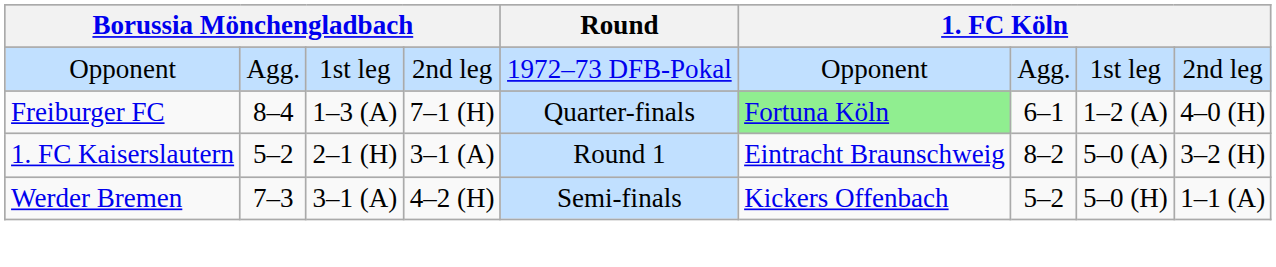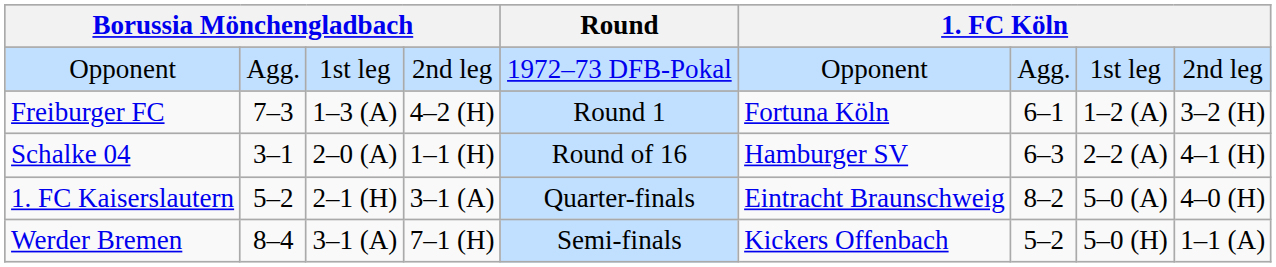(273, 111) 8–4 -> (273, 111) 7–3
(452, 111) 7–1 (H) -> (452, 111) 4–2 (H)
(619, 111) Quarter-finals -> (619, 111) Round 1
(817, 111) lightgreen background -> (817, 111) no background
(1223, 111) 4–0 (H) -> (1223, 111) 3–2 (H)
+ row: (71, 154)
(619, 154) Round 1 -> (619, 197) Quarter-finals
(1223, 154) 3–2 (H) -> (1223, 197) 4–0 (H)
(273, 197) 7–3 -> (273, 240) 8–4
(452, 197) 4–2 (H) -> (452, 240) 7–1 (H)
